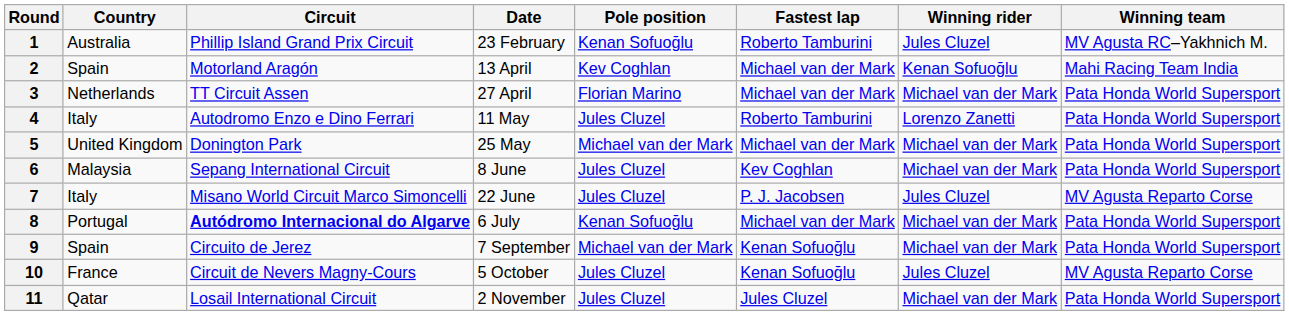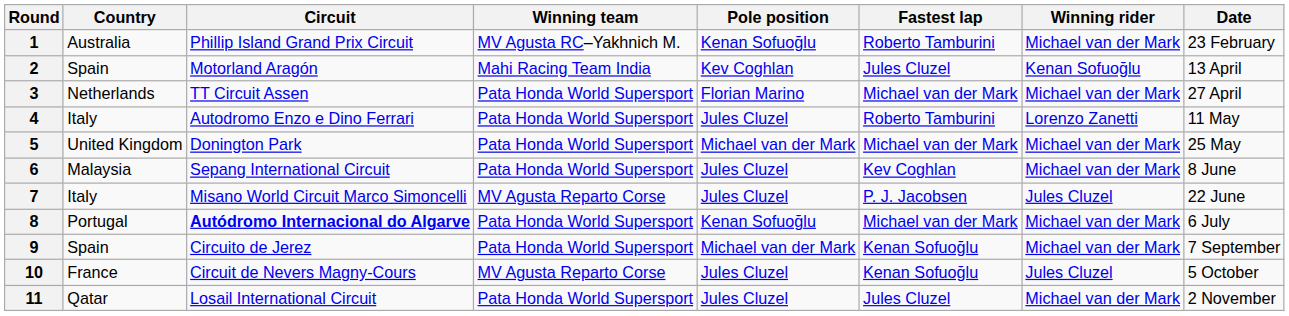columns swapped: (524, 17) <-> (1173, 17)
(946, 42) Jules Cluzel -> (1103, 42) Michael van der Mark
(818, 68) Michael van der Mark -> (907, 68) Jules Cluzel
